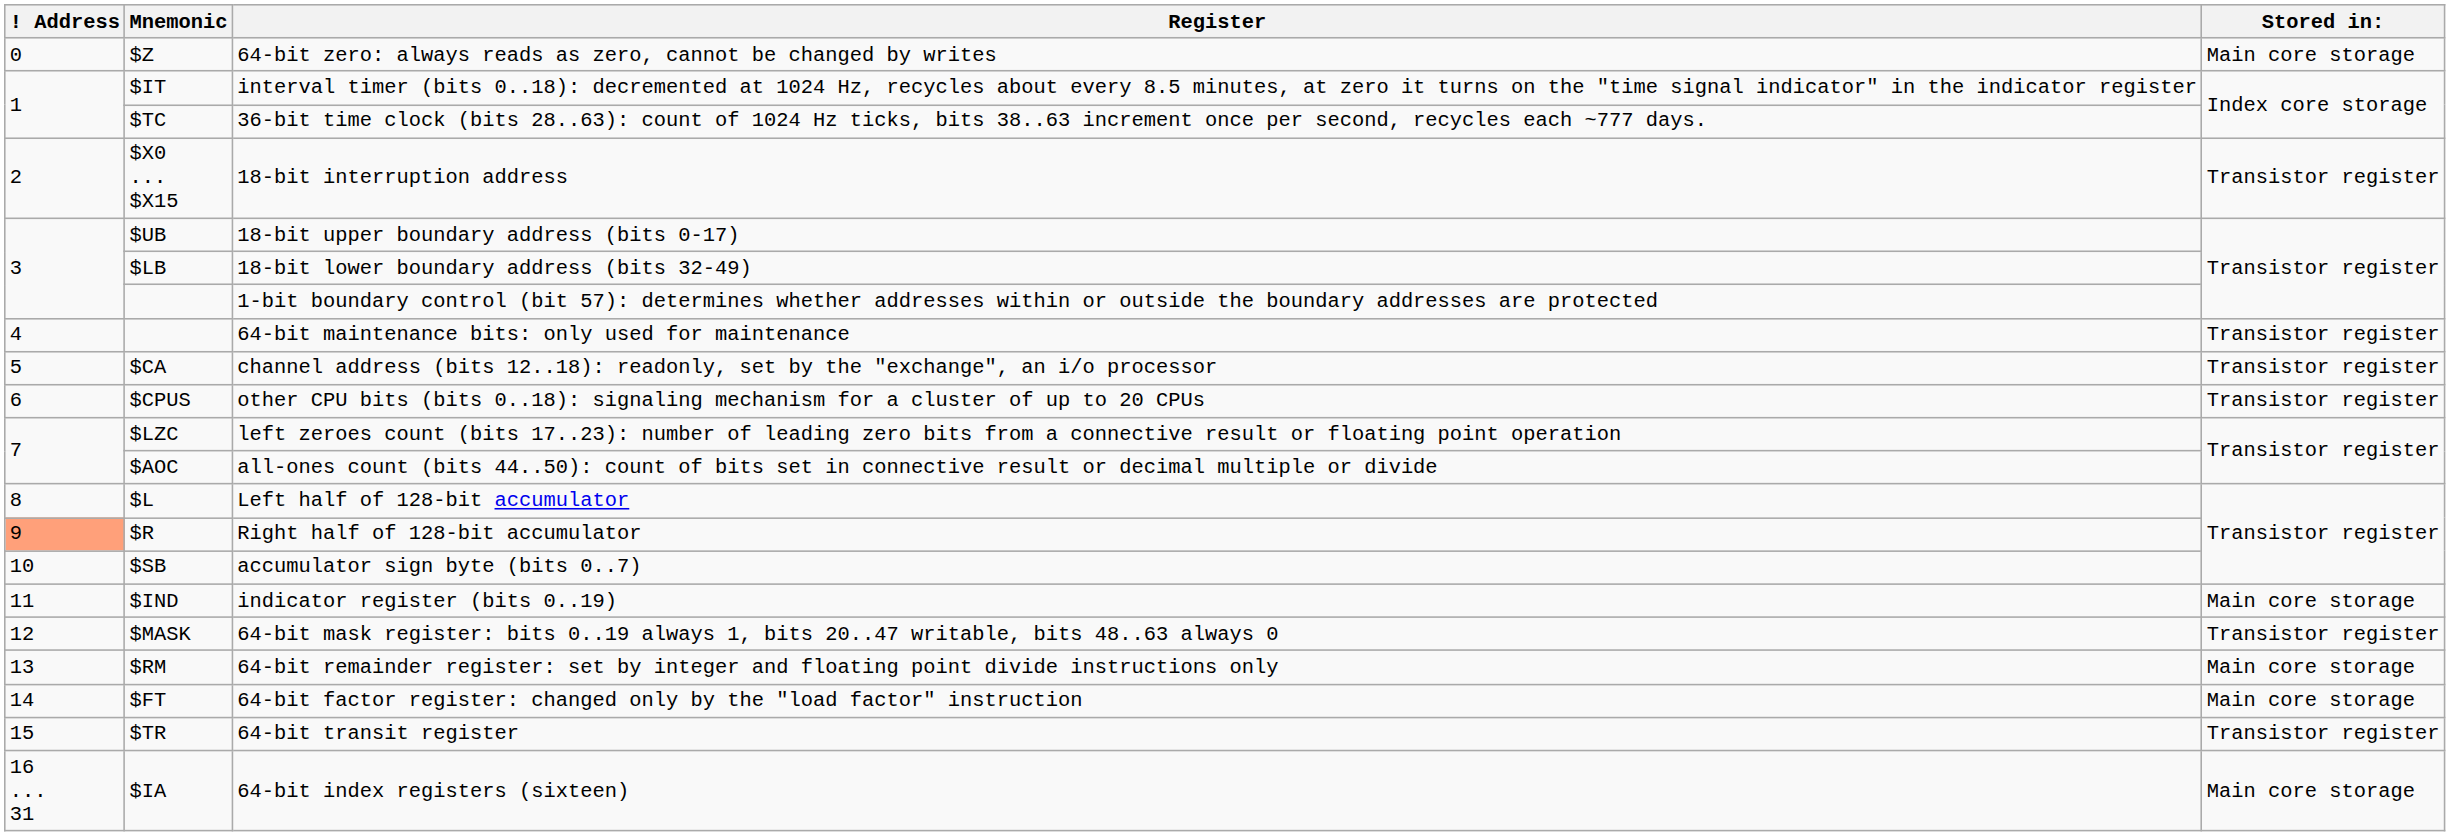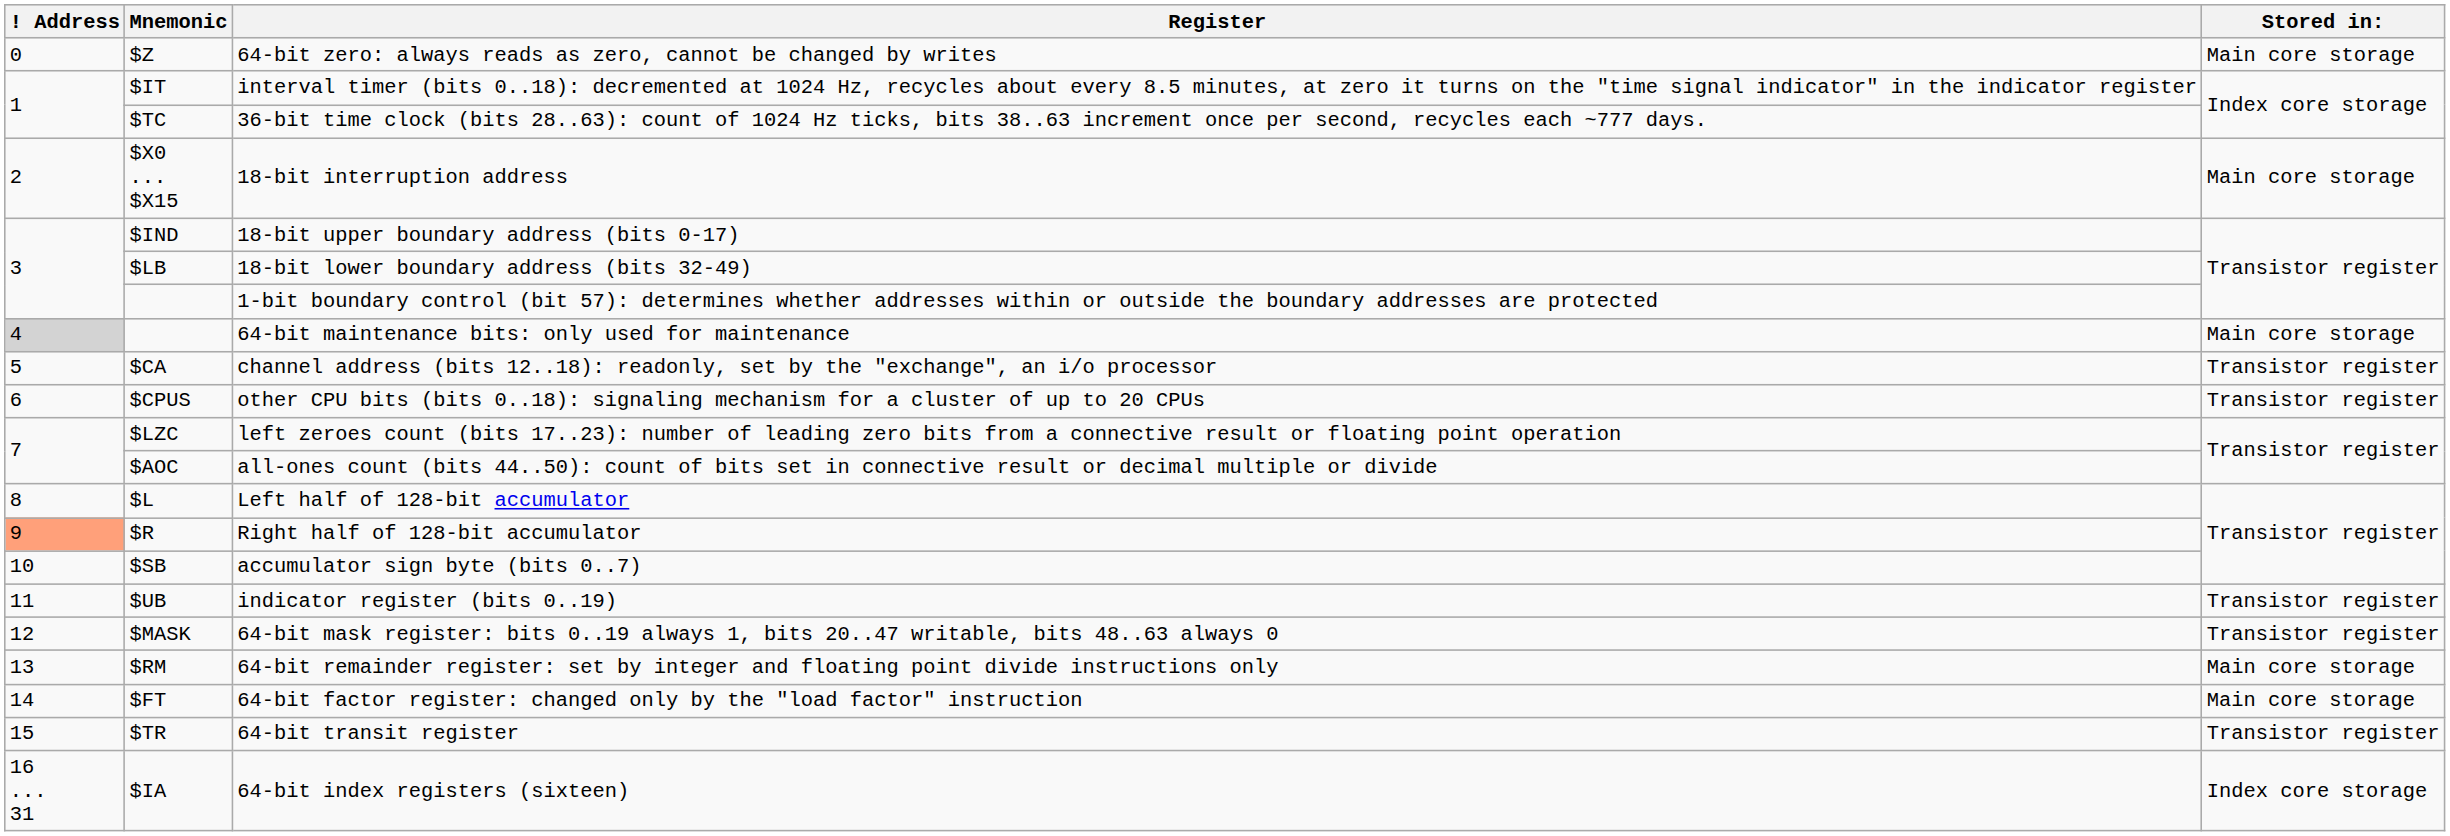(2323, 178) Transistor register -> (2311, 178) Main core storage
(148, 235) $UB -> (154, 235) $IND
(16, 335) no background -> (16, 335) lightgrey background
(2323, 335) Transistor register -> (2311, 335) Main core storage
(154, 601) $IND -> (148, 601) $UB
(2311, 601) Main core storage -> (2323, 601) Transistor register
(2311, 791) Main core storage -> (2317, 791) Index core storage
